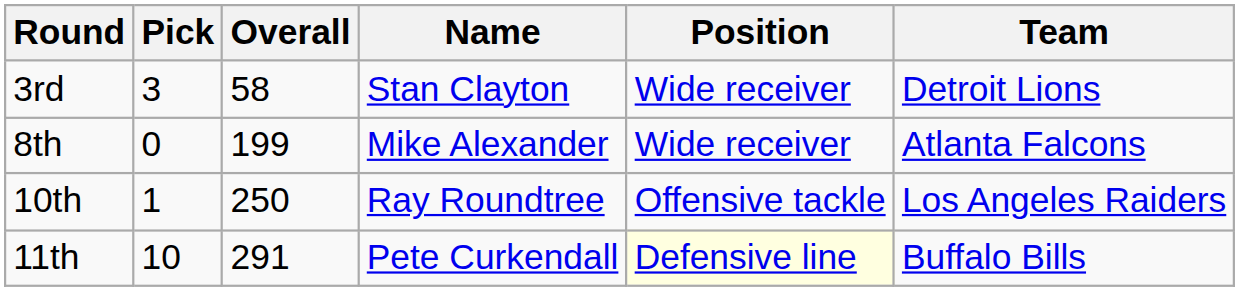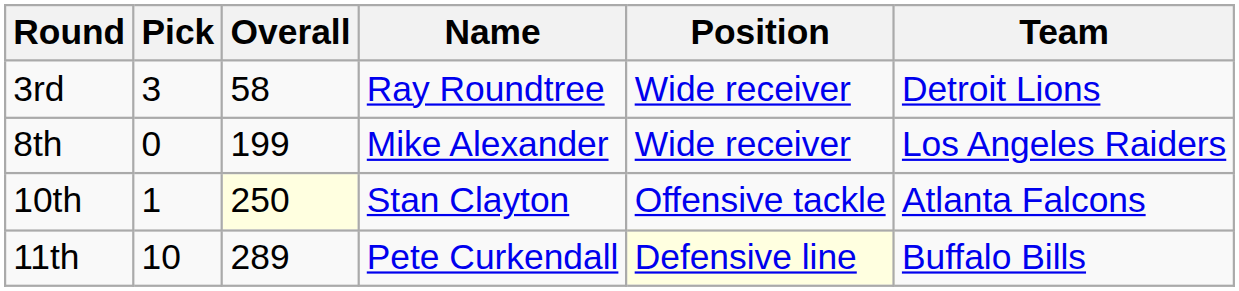(468, 88) Stan Clayton -> (486, 88) Ray Roundtree
(1024, 144) Atlanta Falcons -> (1064, 144) Los Angeles Raiders
(260, 200) no background -> (260, 200) lightyellow background
(486, 200) Ray Roundtree -> (468, 200) Stan Clayton
(1064, 200) Los Angeles Raiders -> (1024, 200) Atlanta Falcons
(260, 256) 291 -> (260, 256) 289
